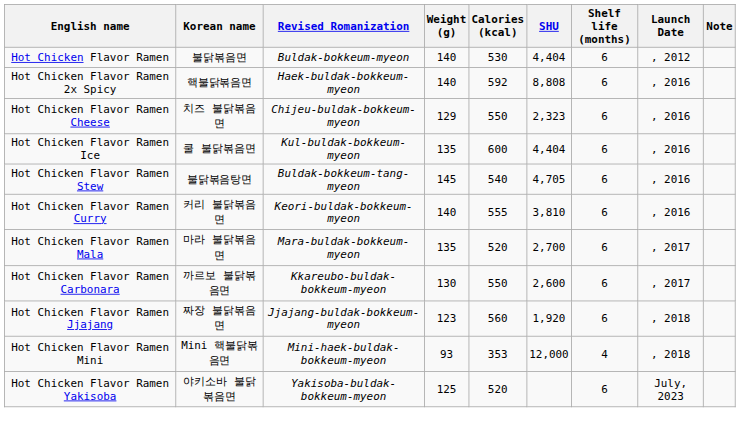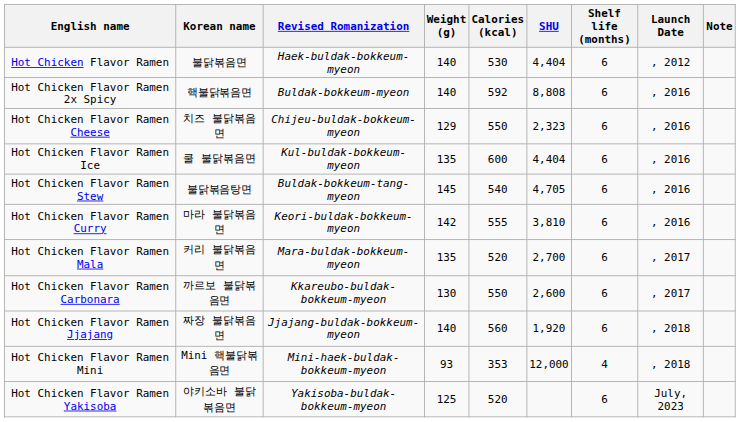(344, 58) Buldak-bokkeum-myeon -> (344, 63) Haek-buldak-bokkeum-myeon
(344, 83) Haek-buldak-bokkeum-myeon -> (344, 93) Buldak-bokkeum-myeon
(219, 212) 커리 불닭볶음면 -> (219, 222) 마라 불닭볶음면
(447, 212) 140 -> (447, 222) 142
(219, 247) 마라 불닭볶음면 -> (219, 257) 커리 불닭볶음면
(447, 318) 123 -> (447, 328) 140
